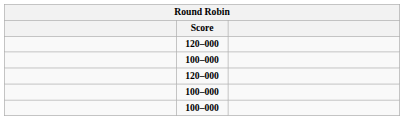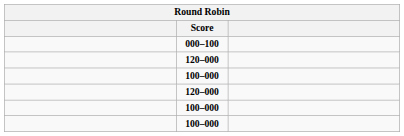+ row: (90, 45)
